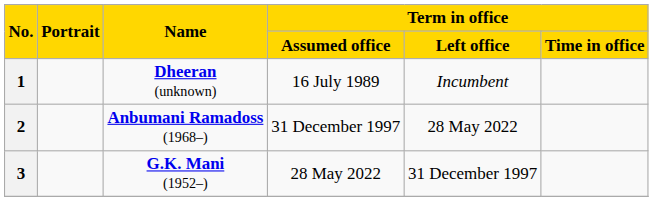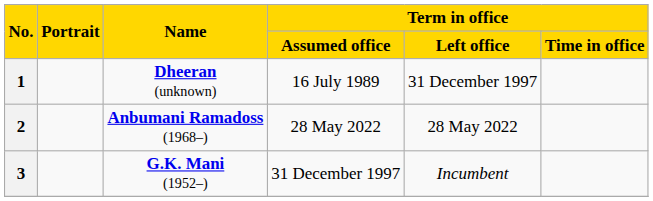(473, 81) Incumbent -> (473, 81) 31 December 1997
(336, 127) 31 December 1997 -> (336, 127) 28 May 2022
(336, 173) 28 May 2022 -> (336, 173) 31 December 1997
(473, 173) 31 December 1997 -> (473, 173) Incumbent
